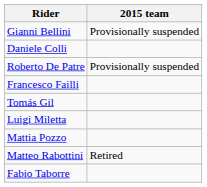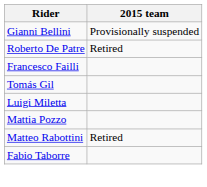- row: (37, 48)
(144, 66) Provisionally suspended -> (106, 48) Retired
